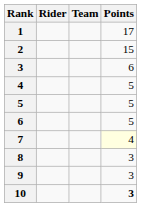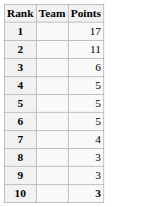- column: (53, 13)
(128, 49) 15 -> (96, 49) 11
(131, 139) lightyellow background -> (98, 139) no background
